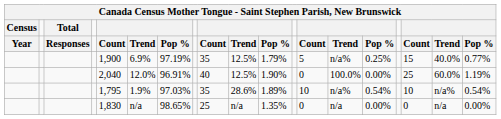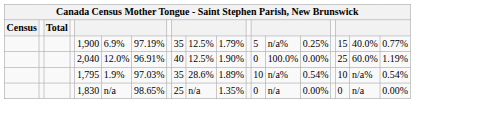- row: (22, 43)
